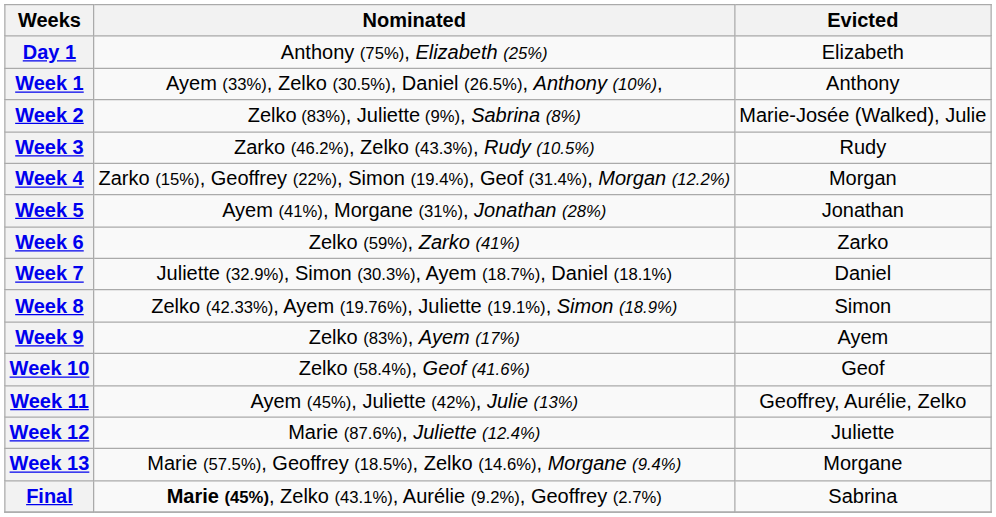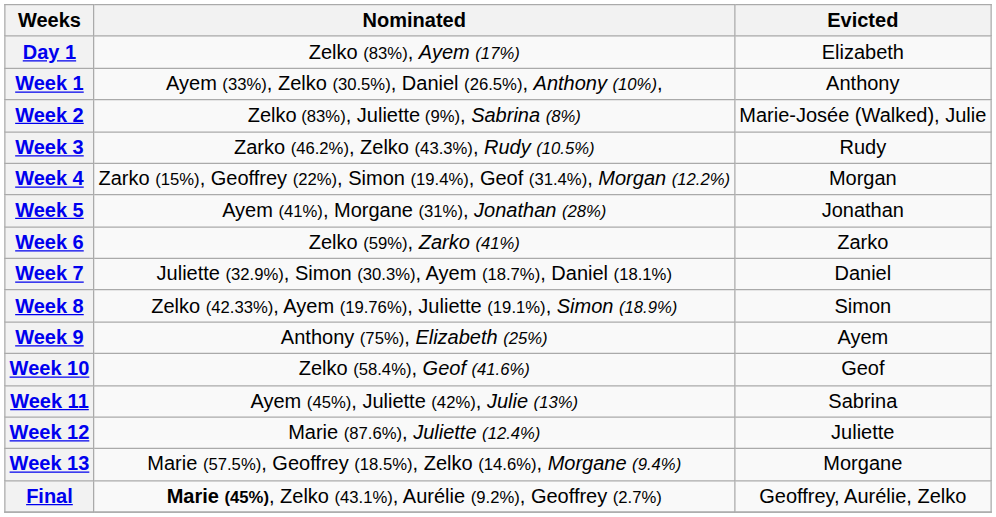(414, 52) Anthony (75%), Elizabeth (25%) -> (414, 52) Zelko (83%), Ayem (17%)
(414, 337) Zelko (83%), Ayem (17%) -> (414, 337) Anthony (75%), Elizabeth (25%)
(863, 400) Geoffrey, Aurélie, Zelko -> (863, 400) Sabrina
(863, 496) Sabrina -> (863, 496) Geoffrey, Aurélie, Zelko
